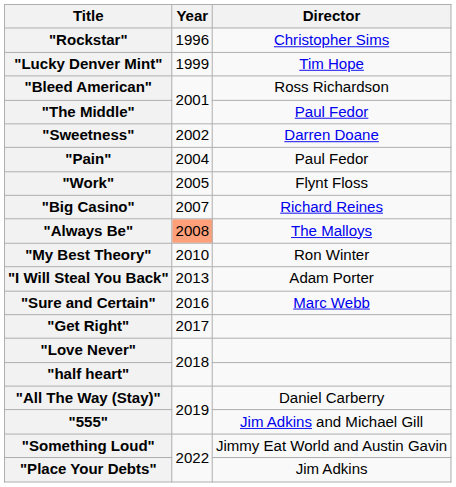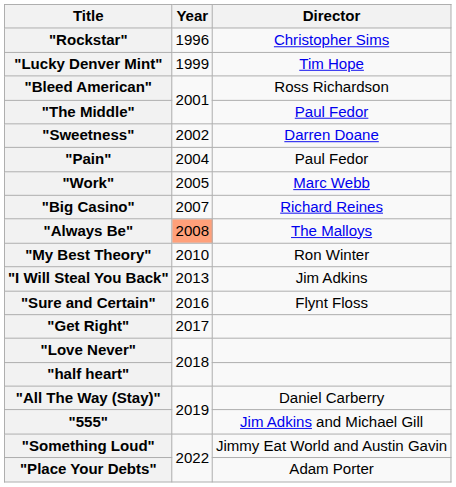(332, 183) Flynt Floss -> (332, 183) Marc Webb
(332, 278) Adam Porter -> (332, 278) Jim Adkins
(332, 302) Marc Webb -> (332, 302) Flynt Floss
(332, 469) Jim Adkins -> (332, 469) Adam Porter
